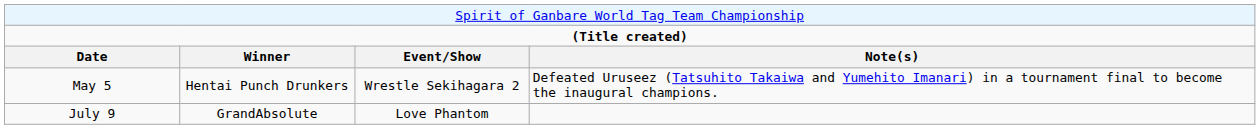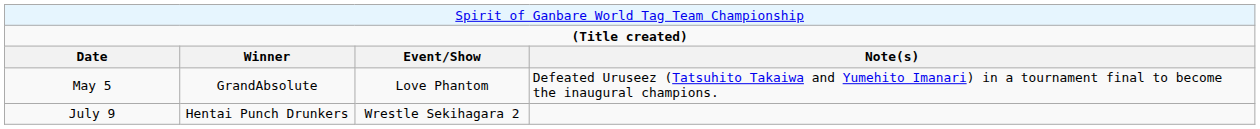(267, 85) Hentai Punch Drunkers -> (267, 85) GrandAbsolute
(442, 85) Wrestle Sekihagara 2 -> (442, 85) Love Phantom
(267, 114) GrandAbsolute -> (267, 114) Hentai Punch Drunkers
(442, 114) Love Phantom -> (442, 114) Wrestle Sekihagara 2
